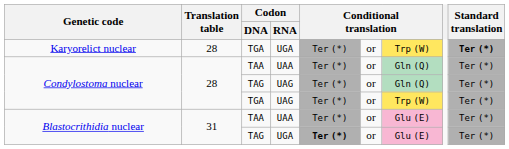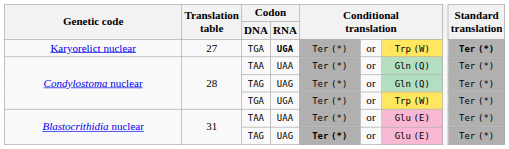(212, 48) 28 -> (212, 48) 27
(285, 48) normal -> (285, 48) bold
(285, 101) UAG -> (285, 101) UGA
(285, 136) UGA -> (285, 136) UAG
